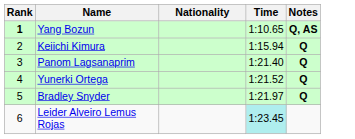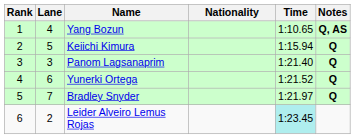+ column: (50, 12)
(20, 29) bold -> (20, 29) normal
